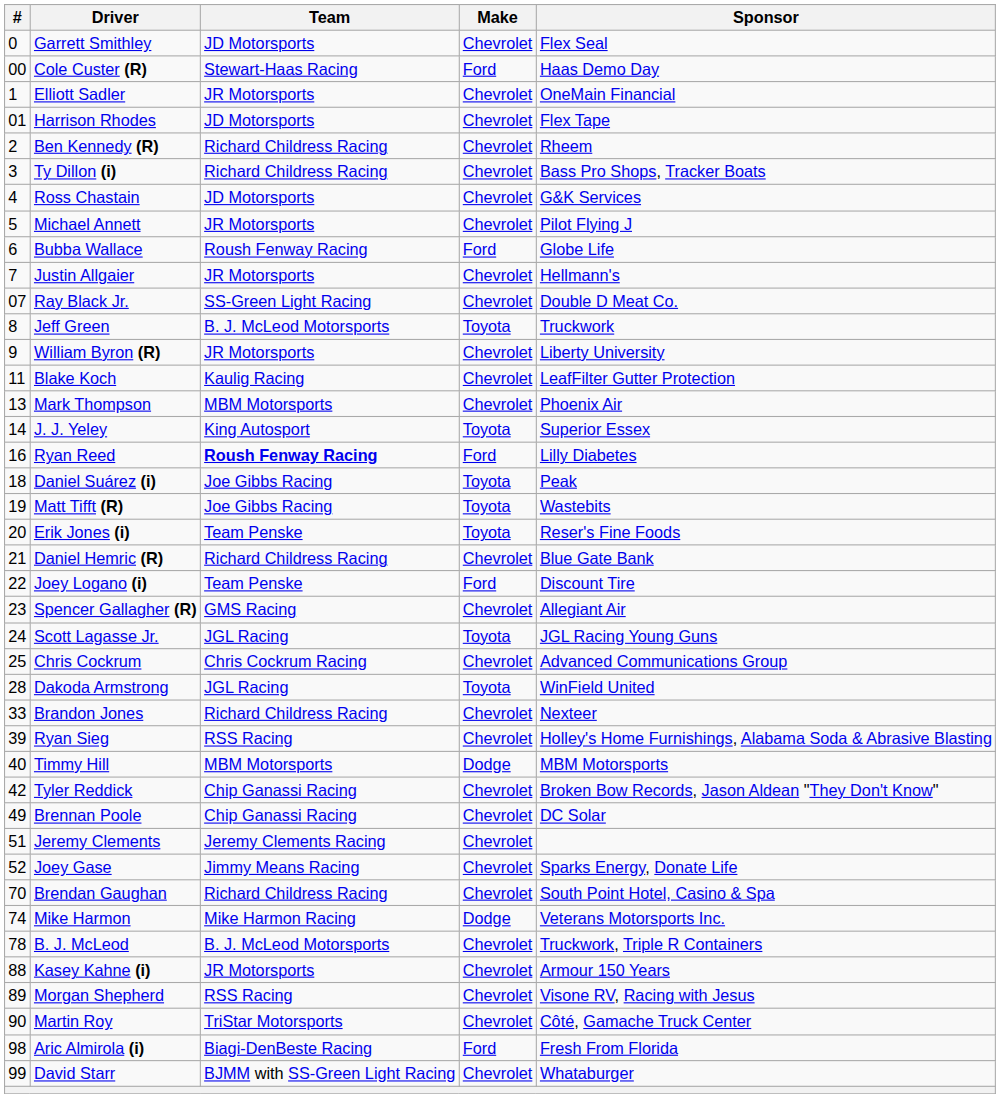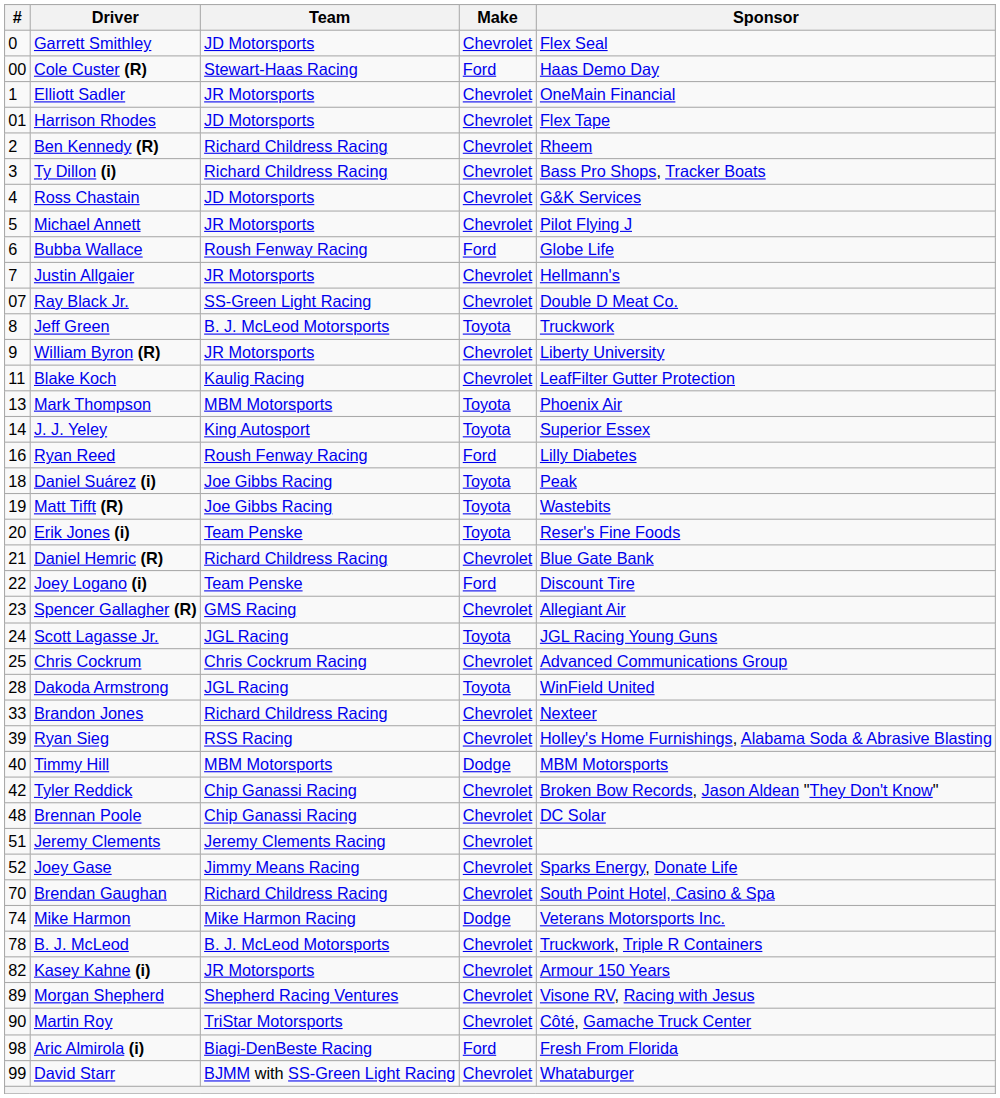(498, 404) Chevrolet -> (487, 404) Toyota
(291, 455) bold -> (286, 455) normal
(17, 816) 49 -> (17, 816) 48
(17, 970) 88 -> (17, 970) 82
(248, 996) RSS Racing -> (301, 996) Shepherd Racing Ventures
